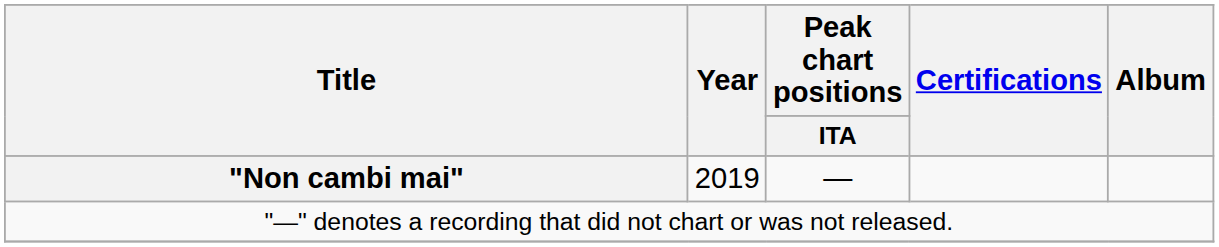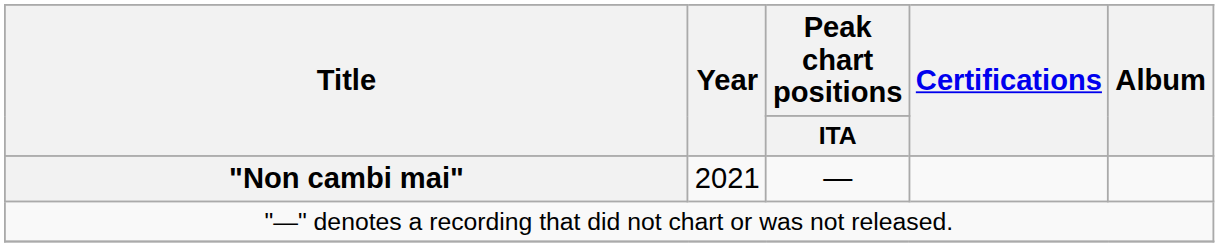(727, 178) 2019 -> (727, 178) 2021
